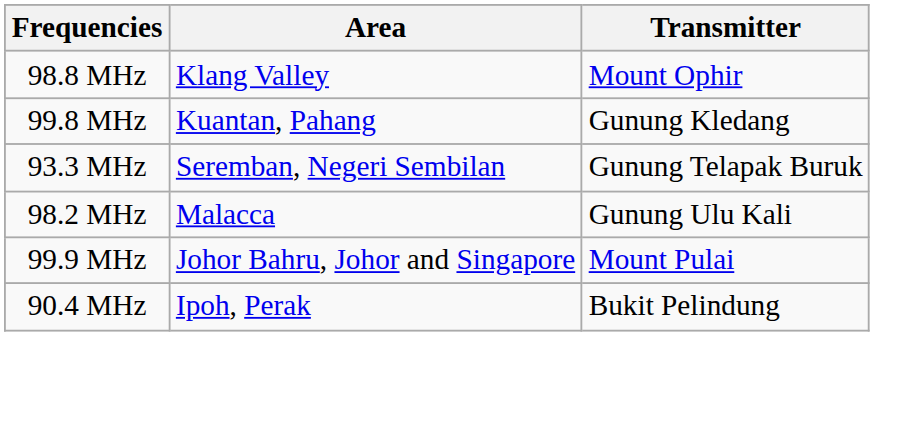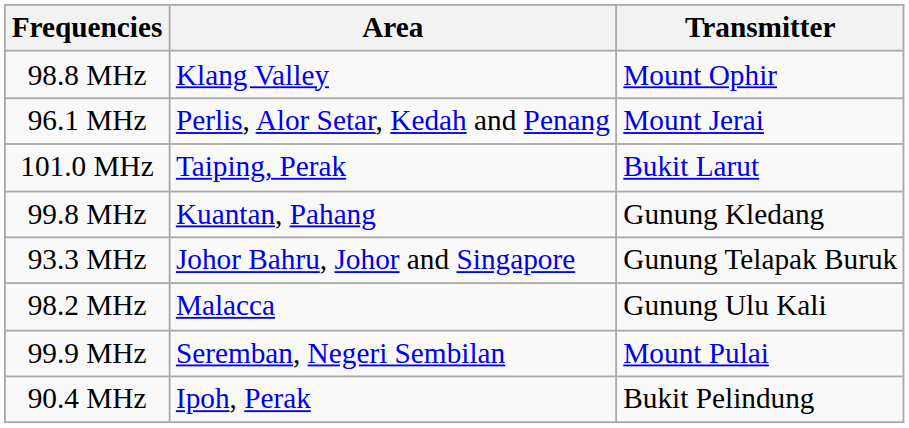+ row: (87, 120)
+ row: (87, 167)
(341, 167) Seremban, Negeri Sembilan -> (376, 259) Johor Bahru, Johor and Singapore
(376, 259) Johor Bahru, Johor and Singapore -> (341, 352) Seremban, Negeri Sembilan
